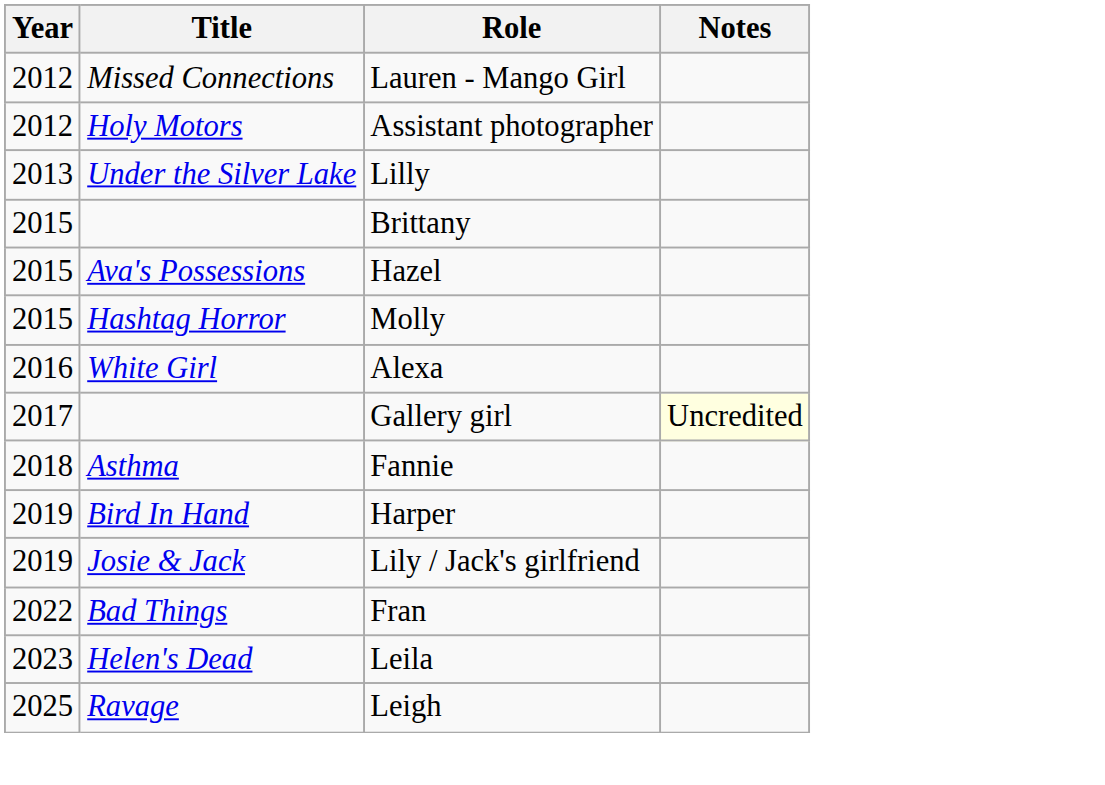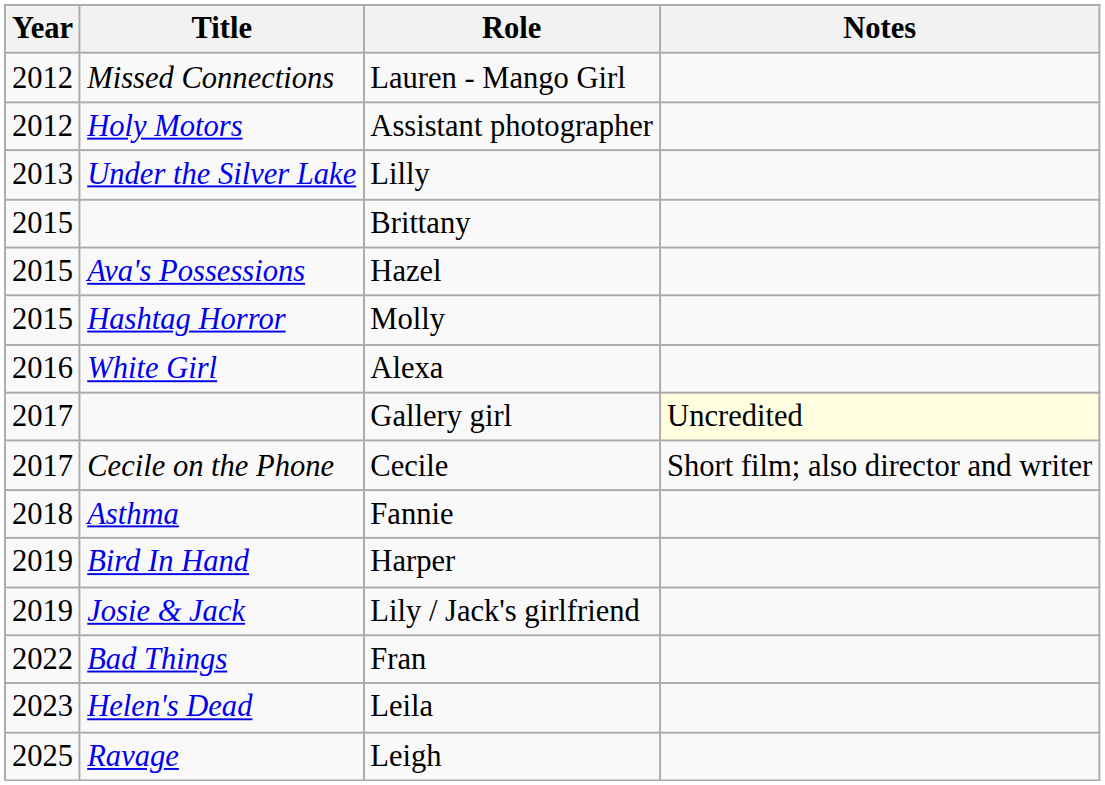+ row: (409, 464)
